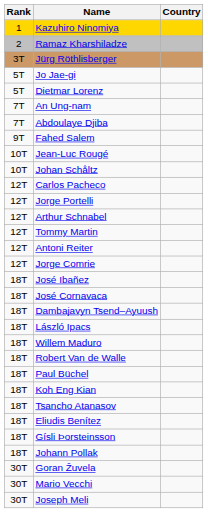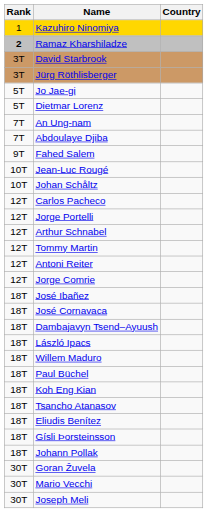(19, 43) normal -> (19, 43) bold
+ row: (71, 59)
- row: (81, 358)
